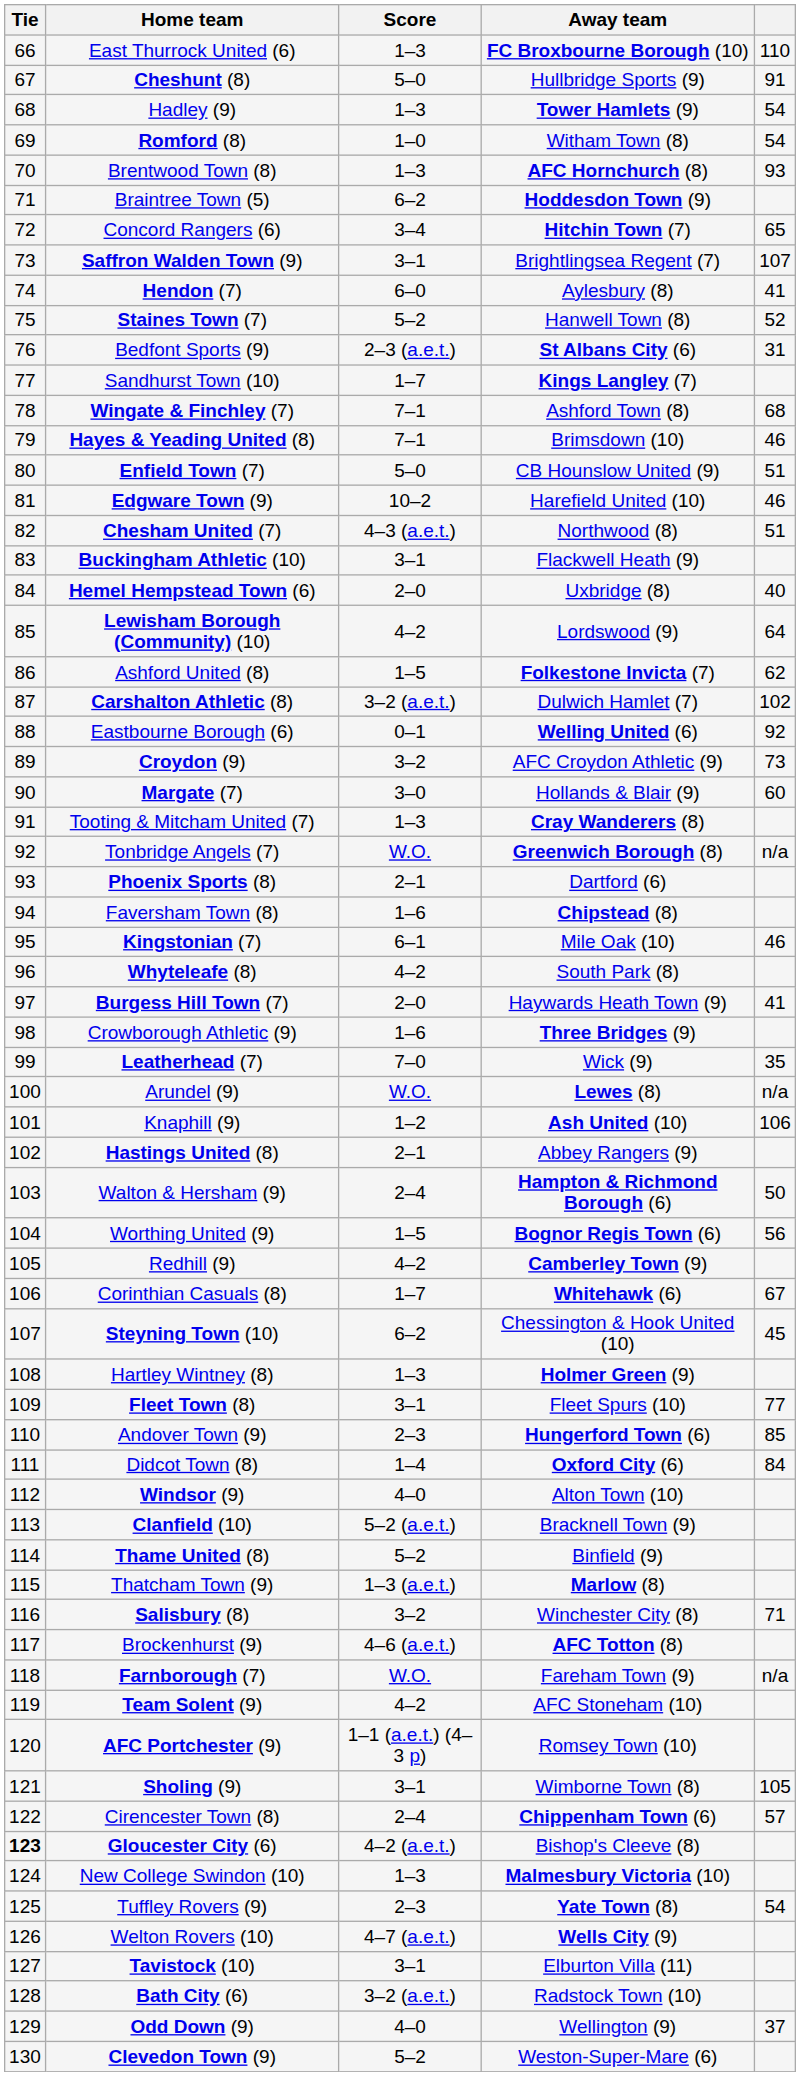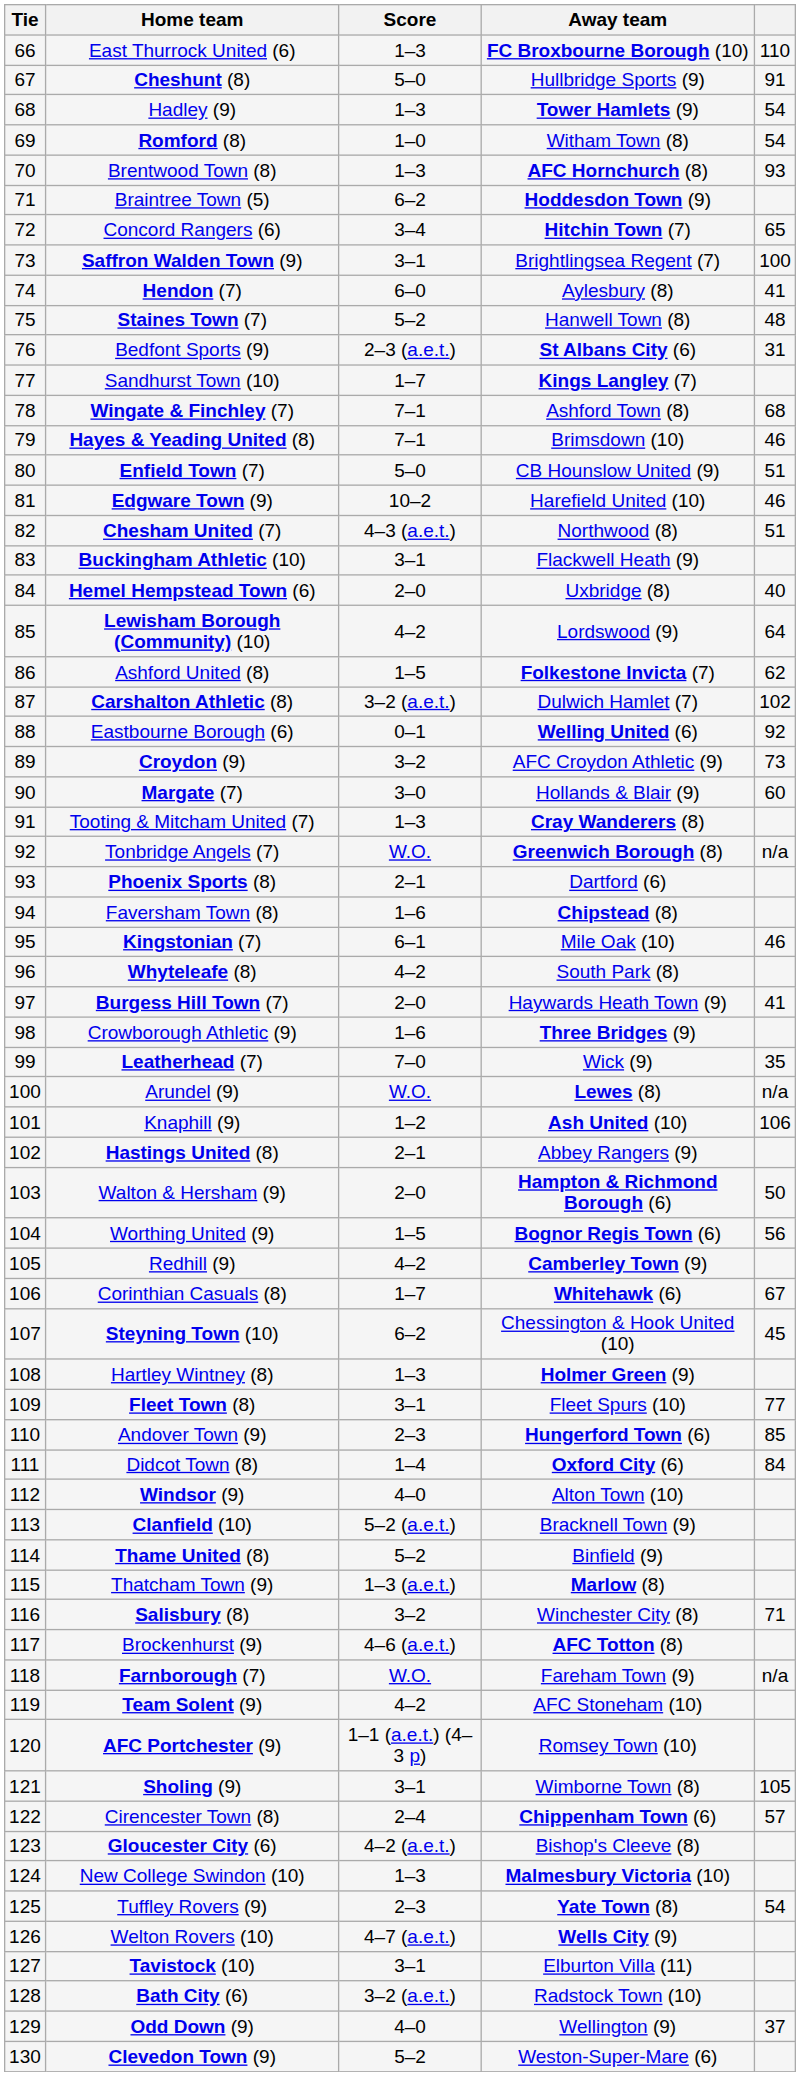(775, 260) 107 -> (775, 260) 100
(775, 320) 52 -> (775, 320) 48
(410, 1193) 2–4 -> (410, 1193) 2–0
(25, 1846) bold -> (25, 1846) normal
